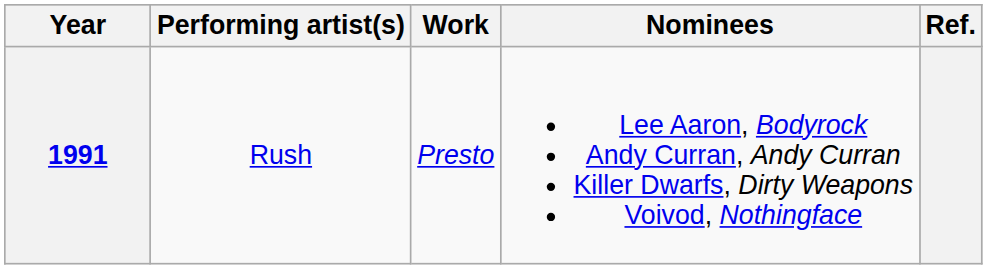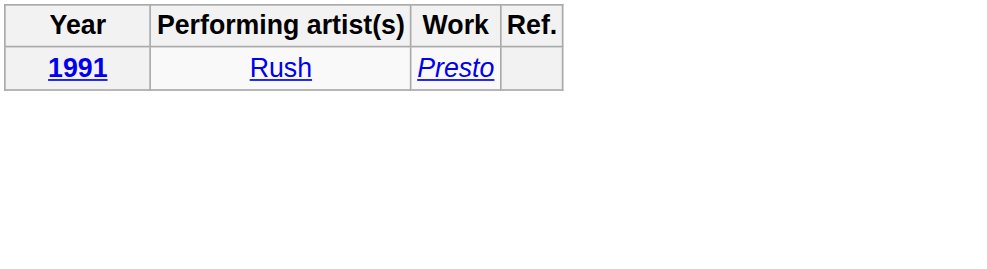- column: (710, 25)
